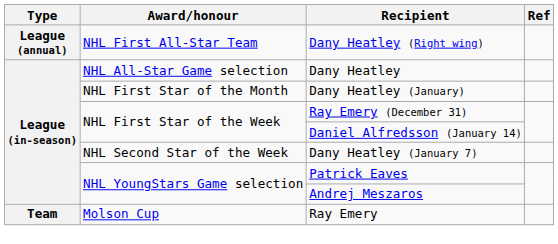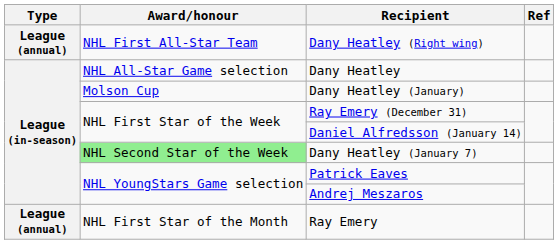(186, 91) NHL First Star of the Month -> (121, 91) Molson Cup
(186, 153) no background -> (186, 153) lightgreen background
(42, 214) Team -> (42, 222) League (annual)
(121, 214) Molson Cup -> (186, 222) NHL First Star of the Month
